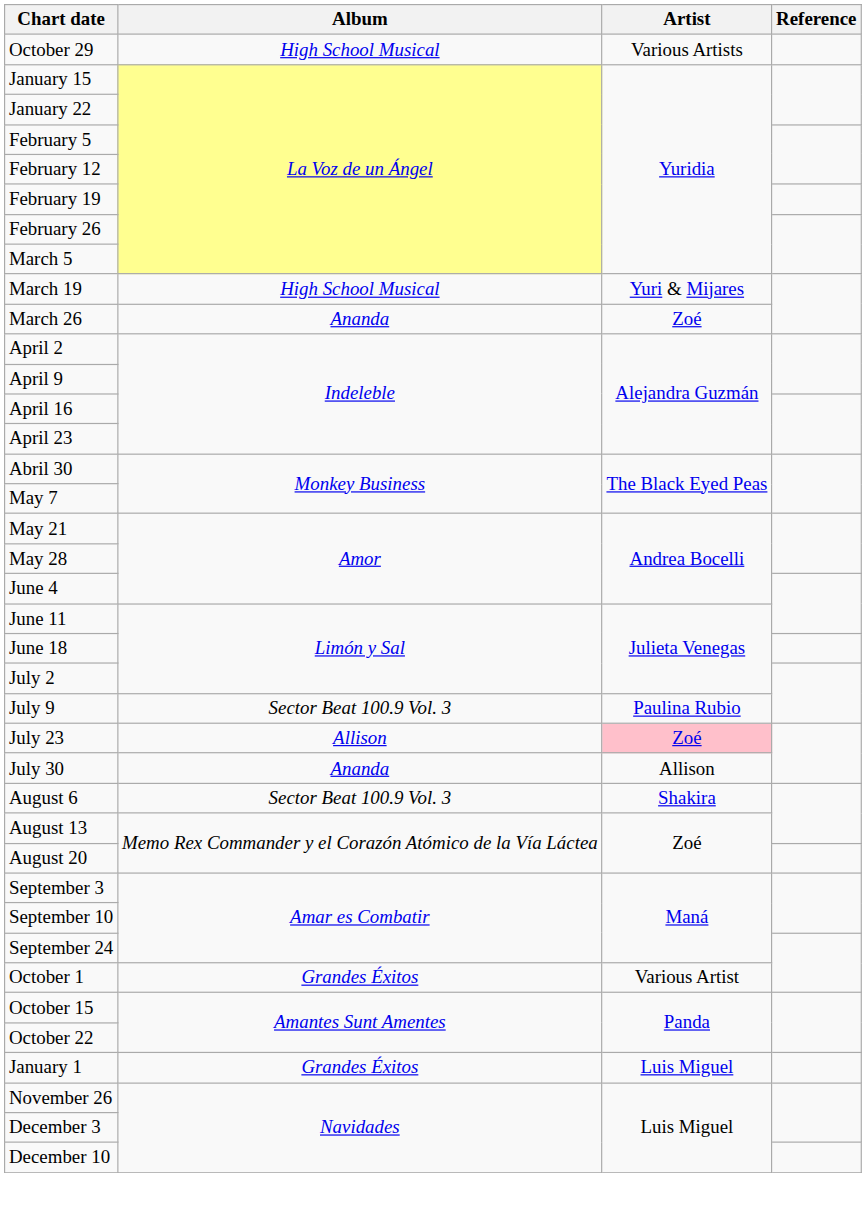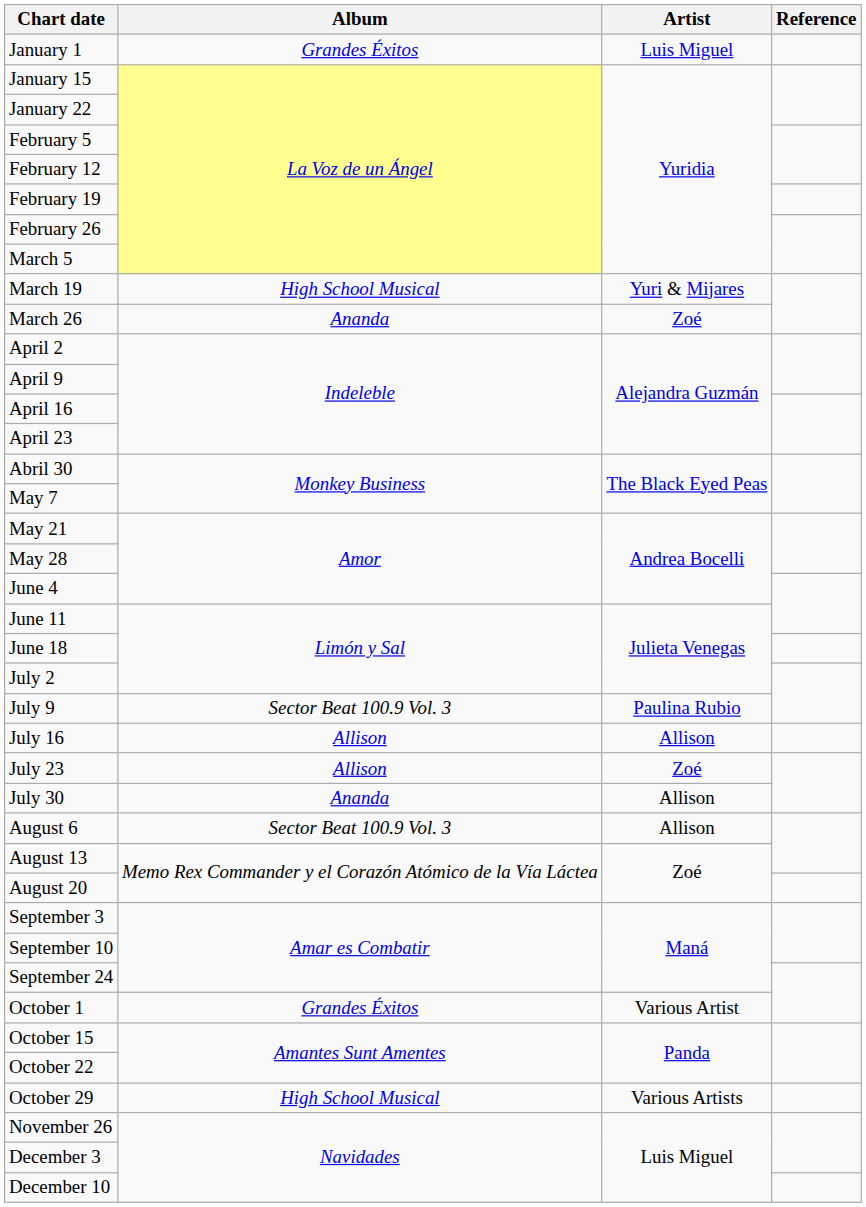rows swapped: (45, 1067) <-> (51, 49)
+ row: (36, 738)
(687, 738) pink background -> (687, 768) no background
(687, 797) Shakira -> (687, 827) Allison
